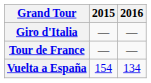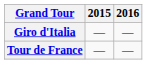- row: (47, 68)
